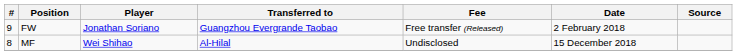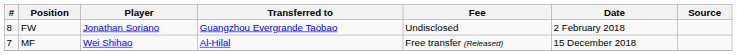(9, 28) 9 -> (9, 28) 8
(454, 28) Free transfer (Released) -> (432, 28) Undisclosed
(9, 43) 8 -> (9, 43) 7
(432, 43) Undisclosed -> (454, 43) Free transfer (Released)
